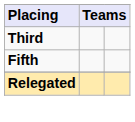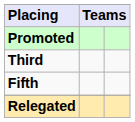+ row: (41, 38)
